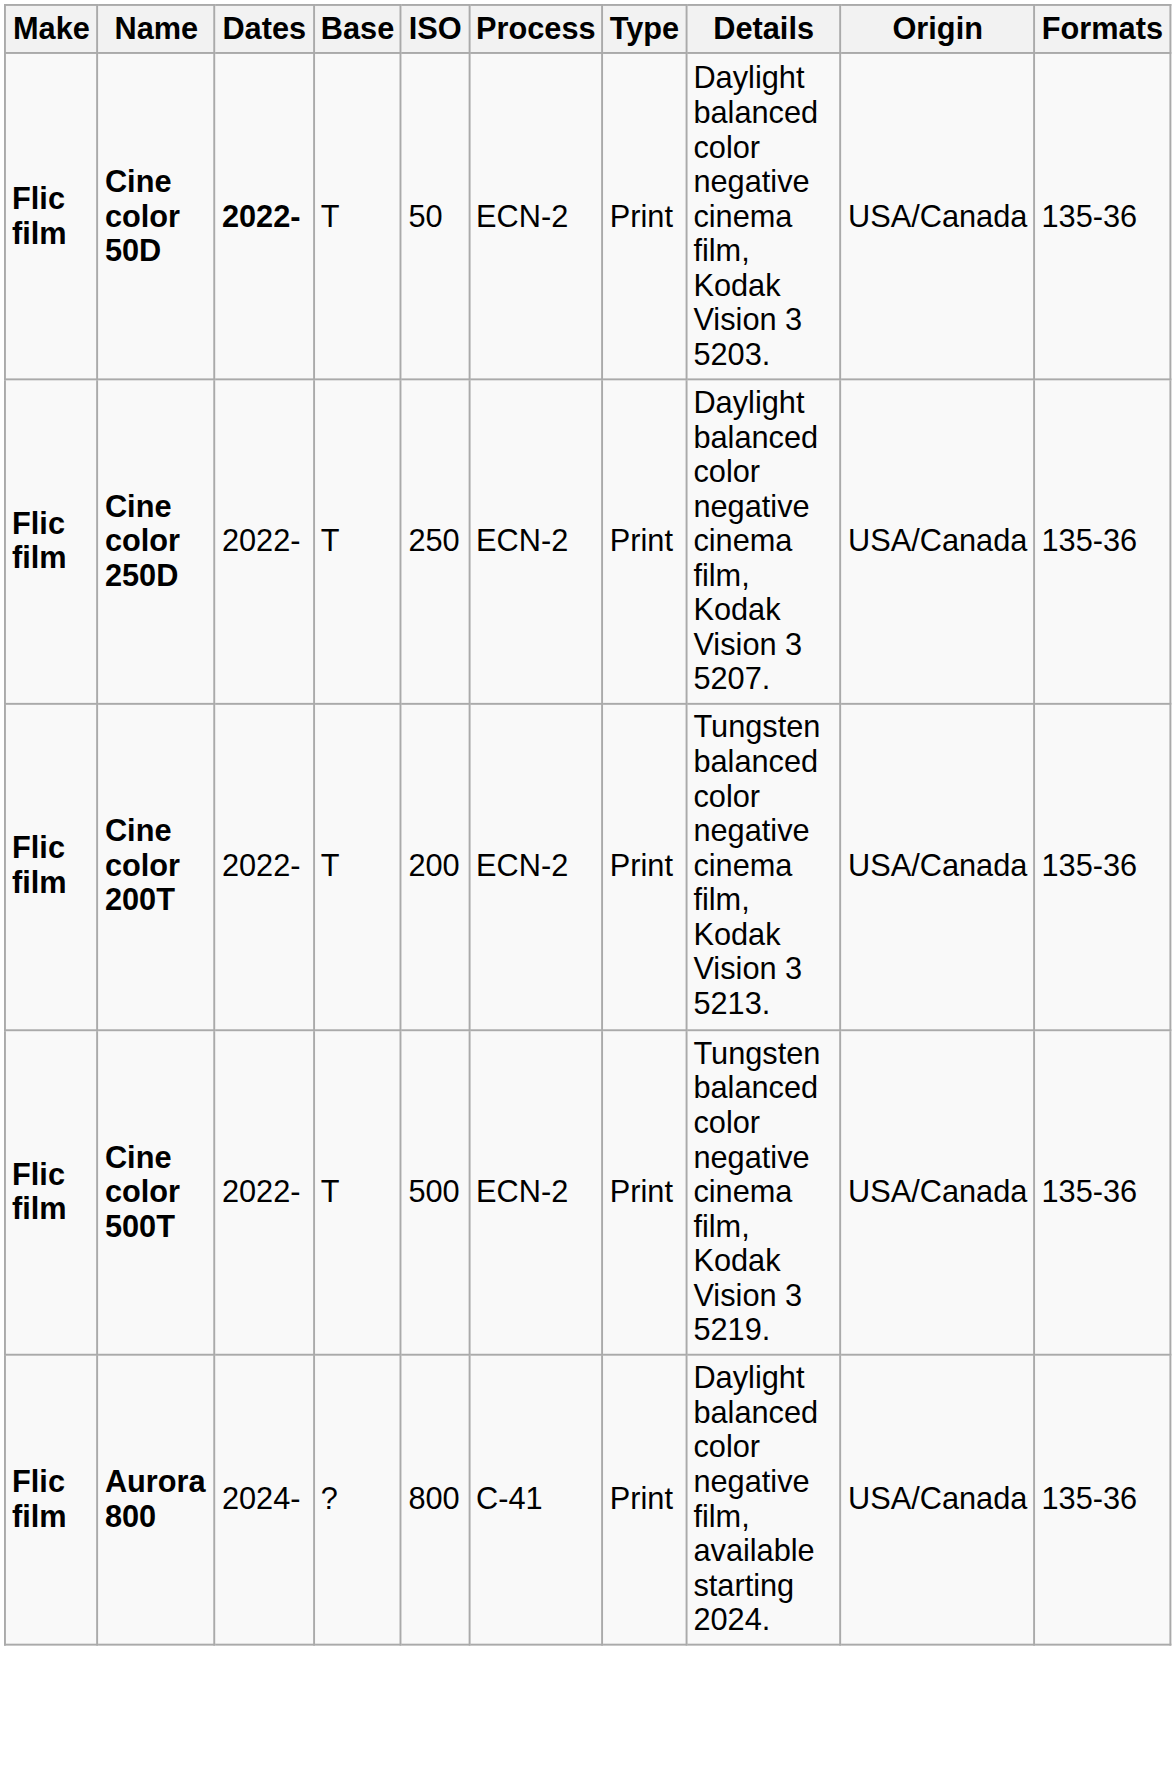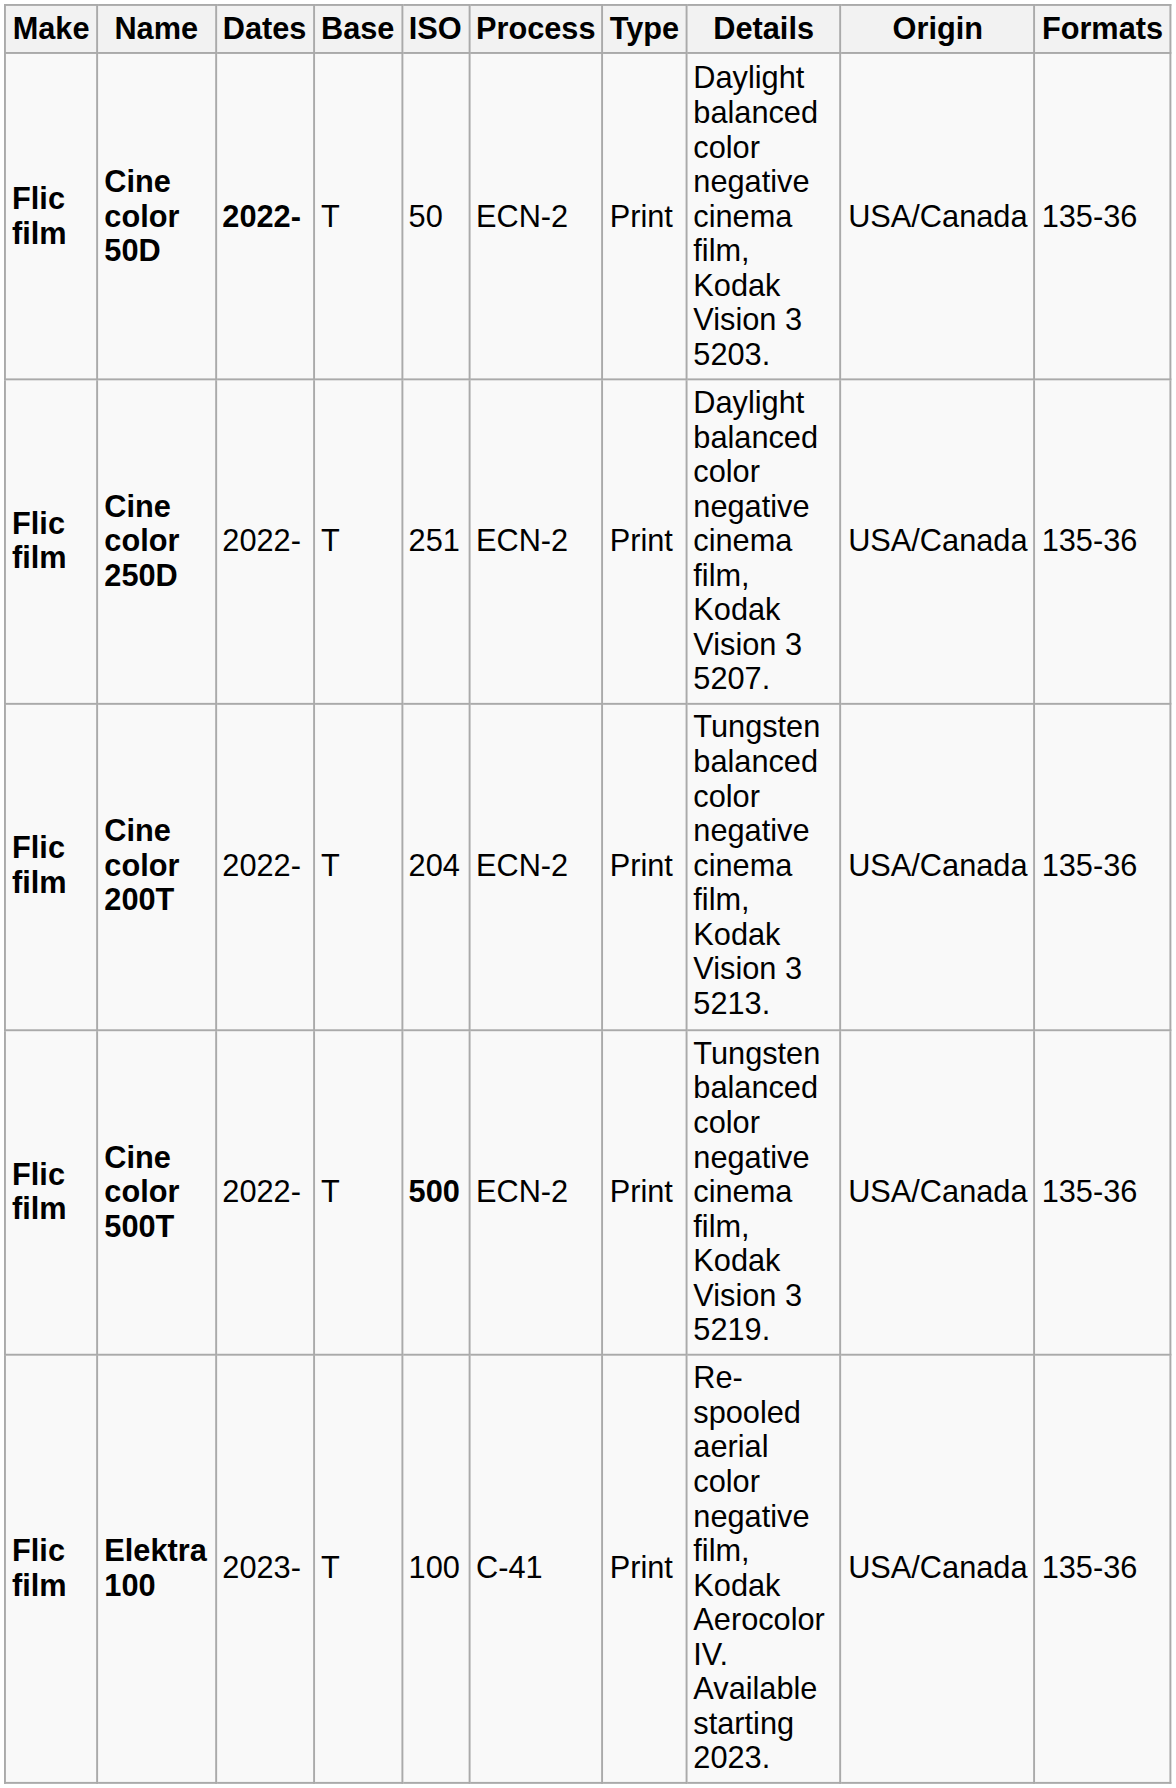(434, 541) 250 -> (434, 541) 251
(434, 866) 200 -> (434, 866) 204
(434, 1191) normal -> (434, 1191) bold
+ row: (156, 1568)
- row: (155, 1499)
